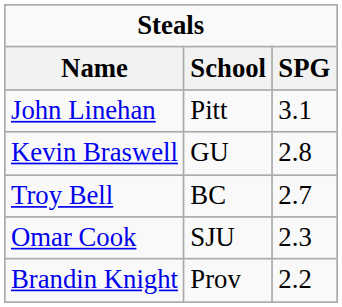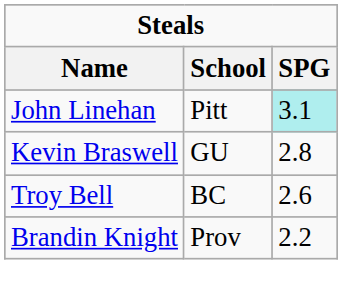(295, 110) no background -> (295, 110) paleturquoise background
(295, 195) 2.7 -> (295, 195) 2.6
- row: (74, 237)
